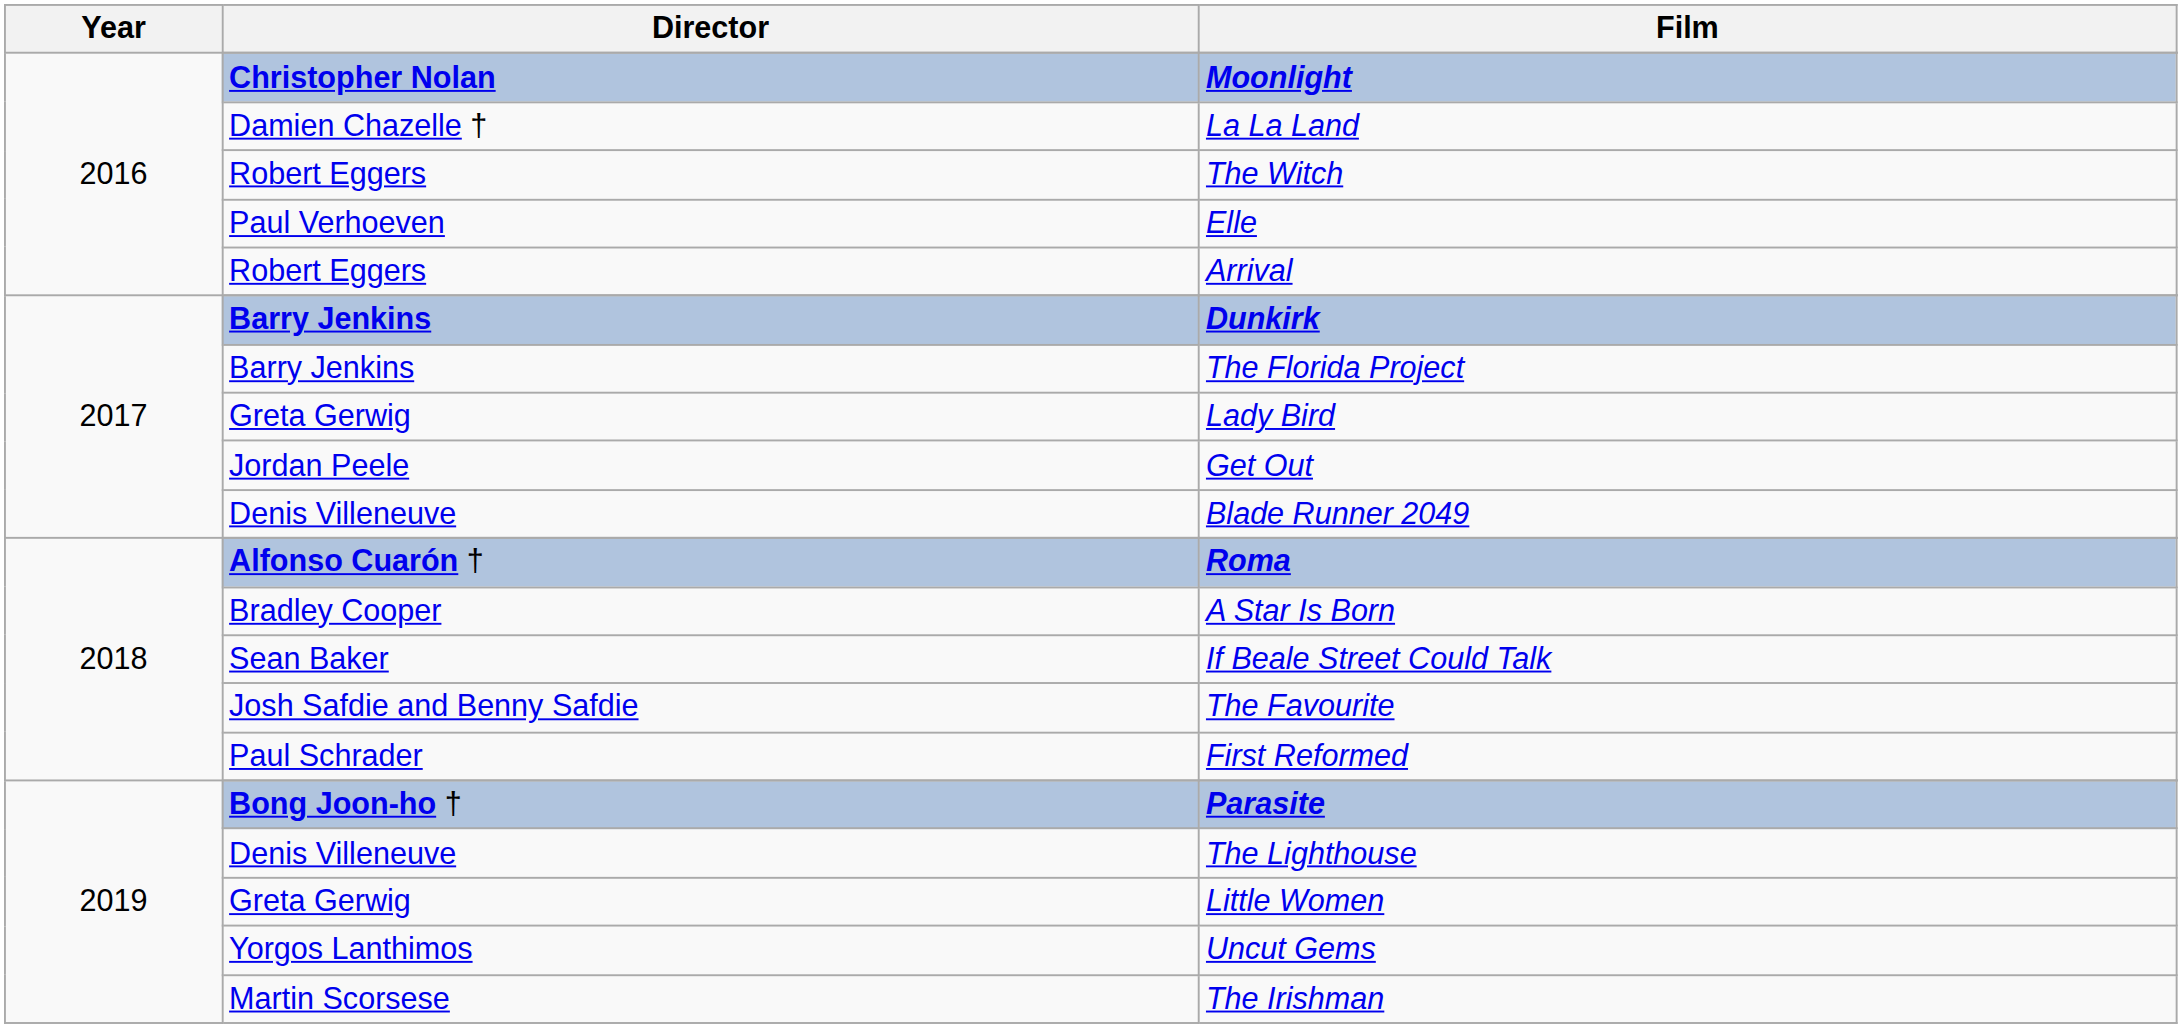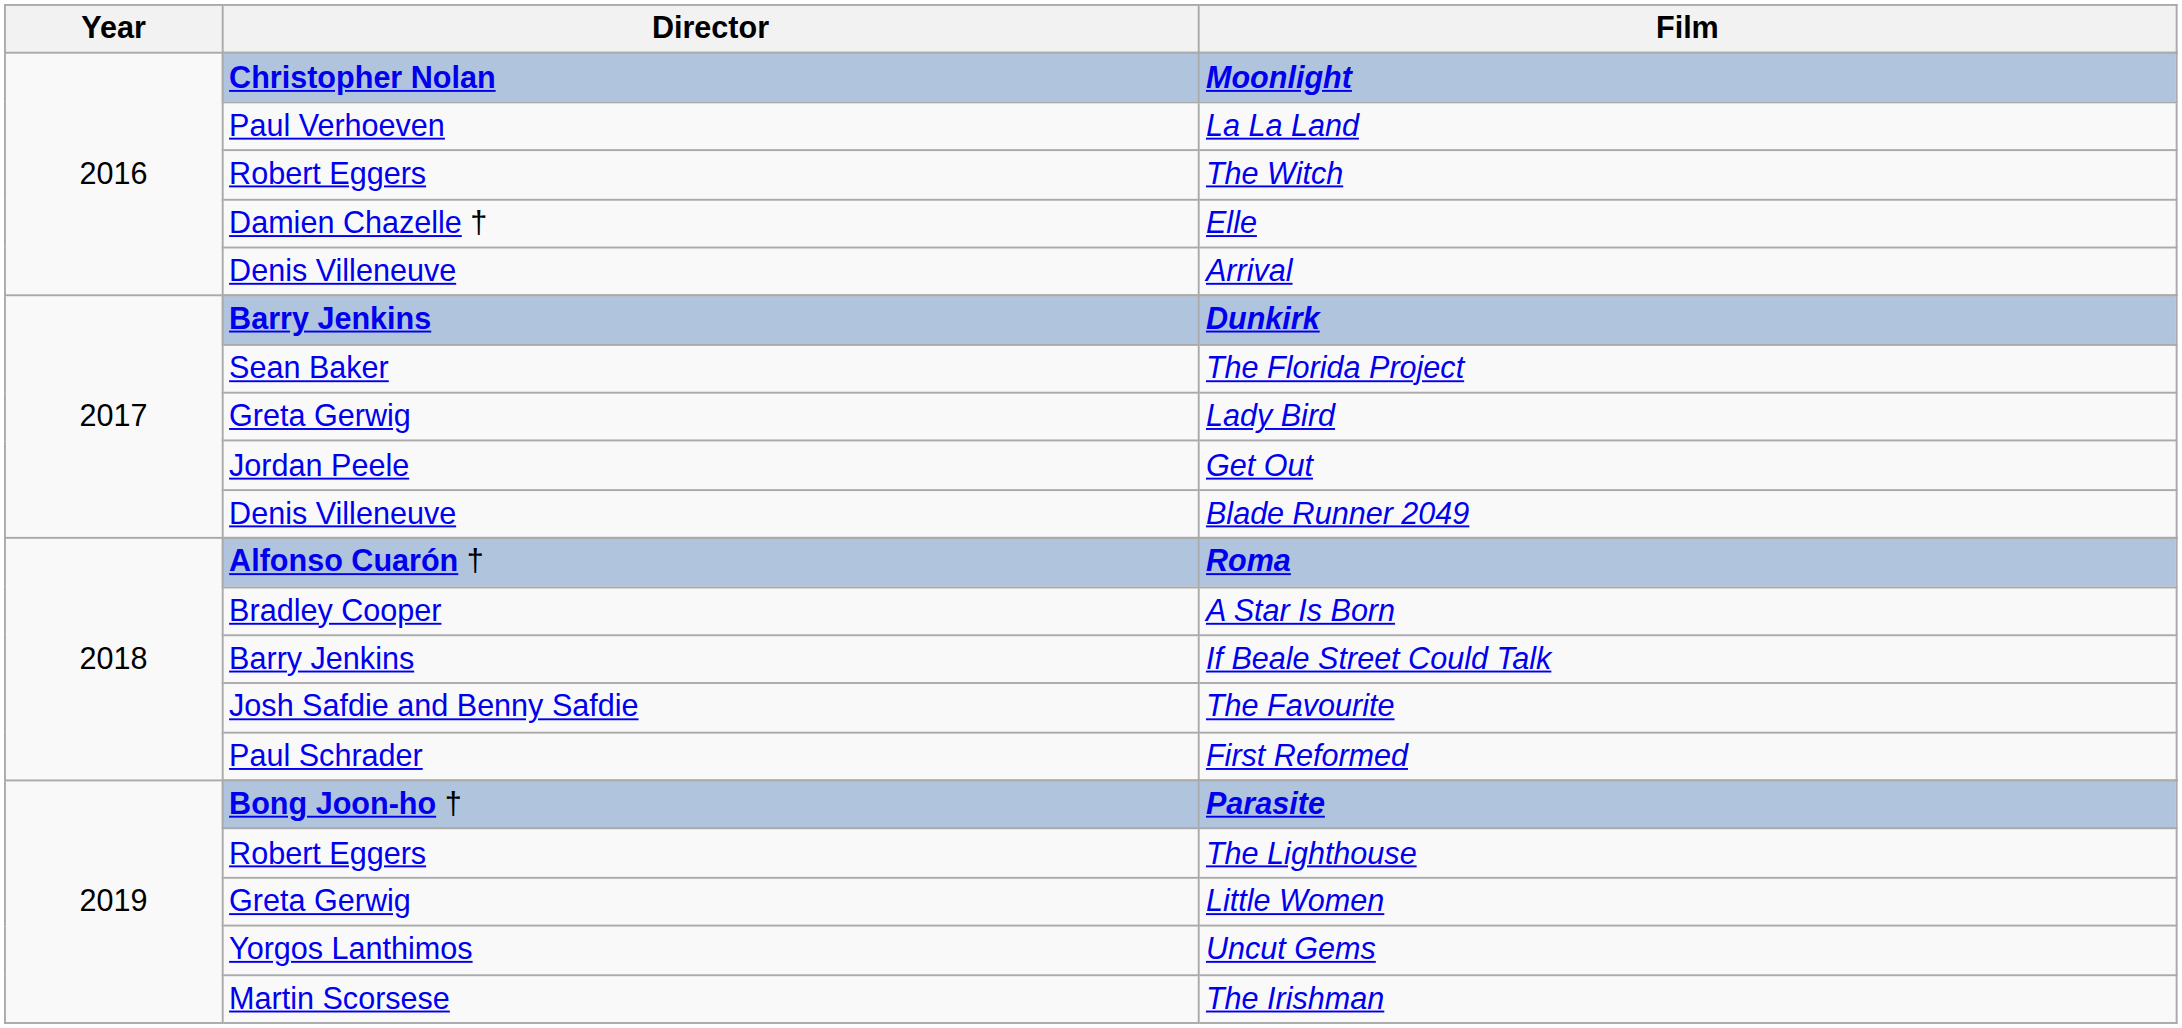(358, 125) Damien Chazelle † -> (337, 125) Paul Verhoeven
(337, 222) Paul Verhoeven -> (358, 222) Damien Chazelle †
(328, 271) Robert Eggers -> (343, 271) Denis Villeneuve
(322, 367) Barry Jenkins -> (309, 367) Sean Baker
(309, 658) Sean Baker -> (322, 658) Barry Jenkins
(343, 852) Denis Villeneuve -> (328, 852) Robert Eggers
